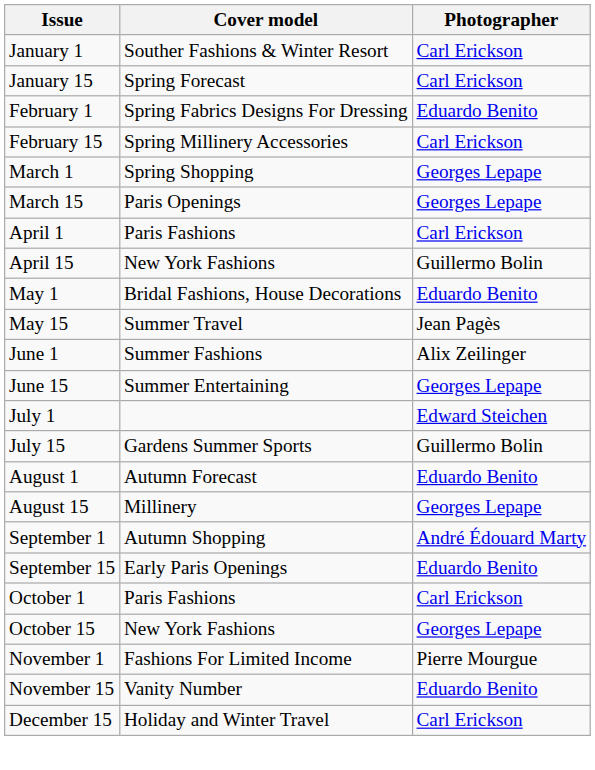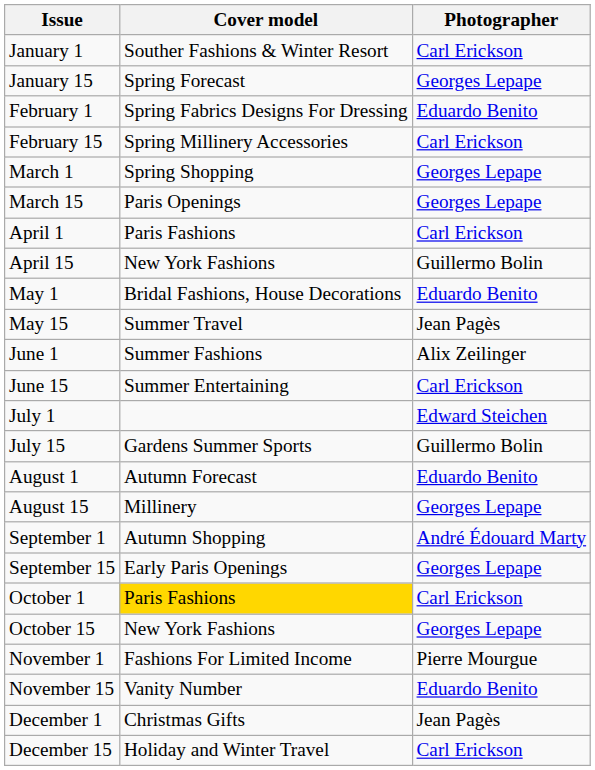(470, 80) Carl Erickson -> (479, 80) Georges Lepape
(479, 385) Georges Lepape -> (470, 385) Carl Erickson
(477, 567) Eduardo Benito -> (479, 567) Georges Lepape
(180, 598) no background -> (180, 598) gold background
+ row: (56, 720)
